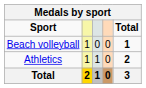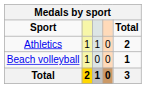rows swapped: (43, 59) <-> (43, 44)
